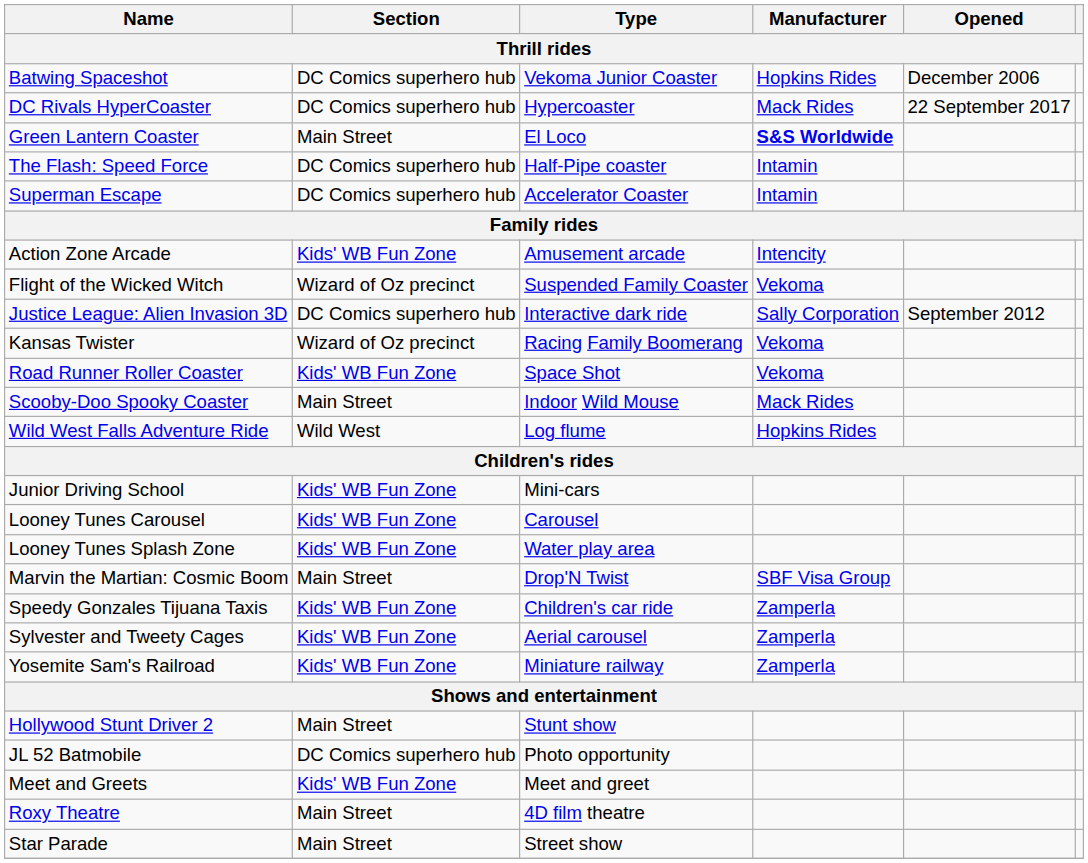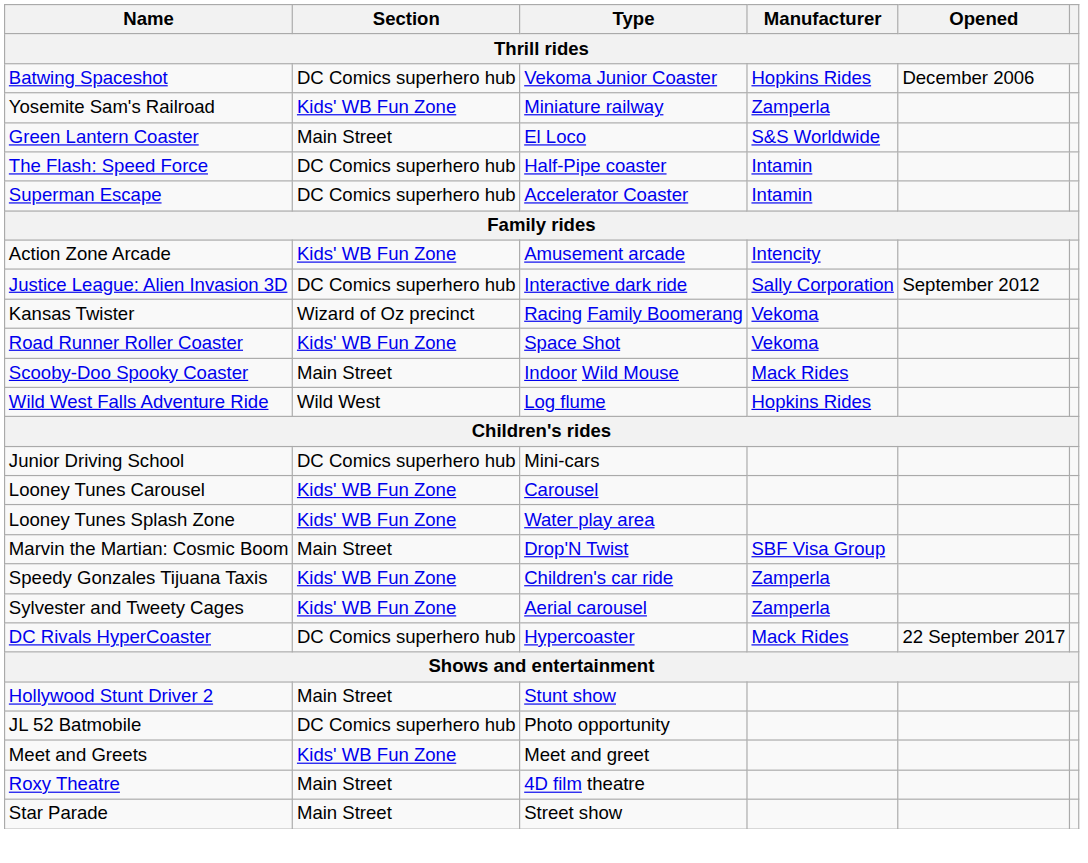rows swapped: (110, 107) <-> (112, 666)
(825, 136) bold -> (816, 136) normal
- row: (116, 284)
(377, 490) Kids' WB Fun Zone -> (406, 460) DC Comics superhero hub
